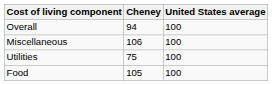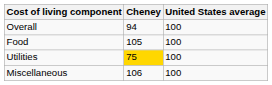rows swapped: (17, 73) <-> (37, 42)
(131, 57) no background -> (131, 57) gold background
